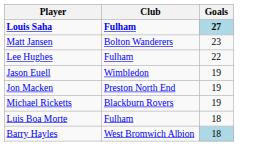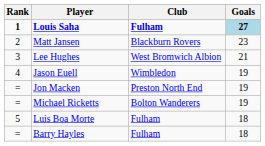+ column: (18, 12)
(139, 42) Bolton Wanderers -> (166, 42) Blackburn Rovers
(119, 57) Fulham -> (176, 57) West Bromwich Albion
(216, 57) 22 -> (243, 57) 21
(139, 103) Blackburn Rovers -> (165, 103) Bolton Wanderers
(149, 133) West Bromwich Albion -> (145, 133) Fulham
(216, 133) lightblue background -> (243, 133) no background
